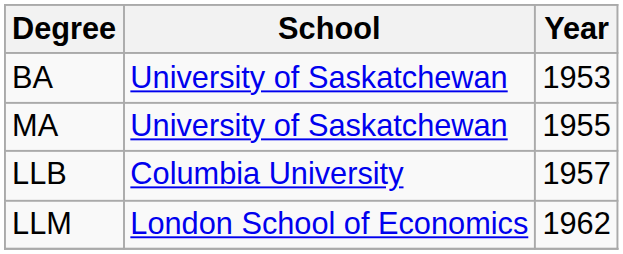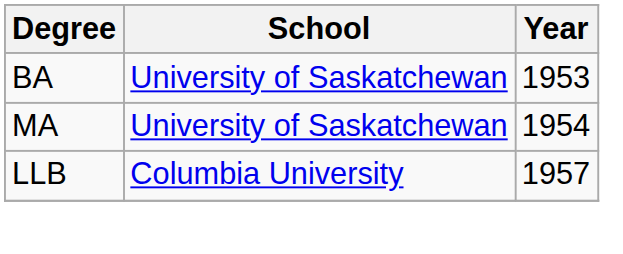(577, 126) 1955 -> (556, 126) 1954
- row: (42, 223)
